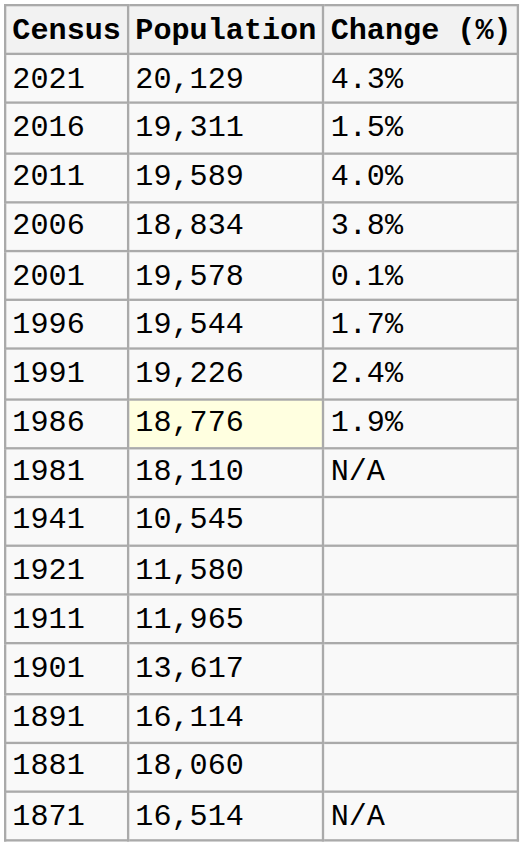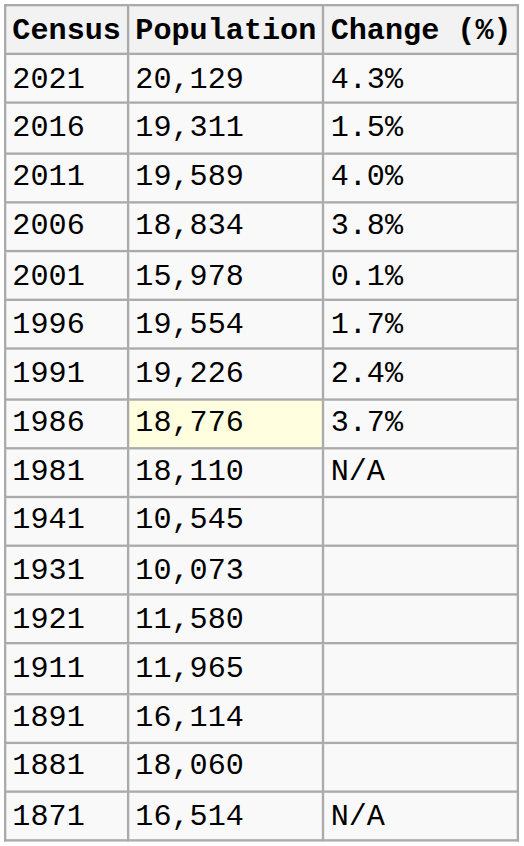(190, 276) 19,578 -> (190, 276) 15,978
(190, 325) 19,544 -> (190, 325) 19,554
(367, 423) 1.9% -> (367, 423) 3.7%
+ row: (49, 570)
- row: (49, 669)
